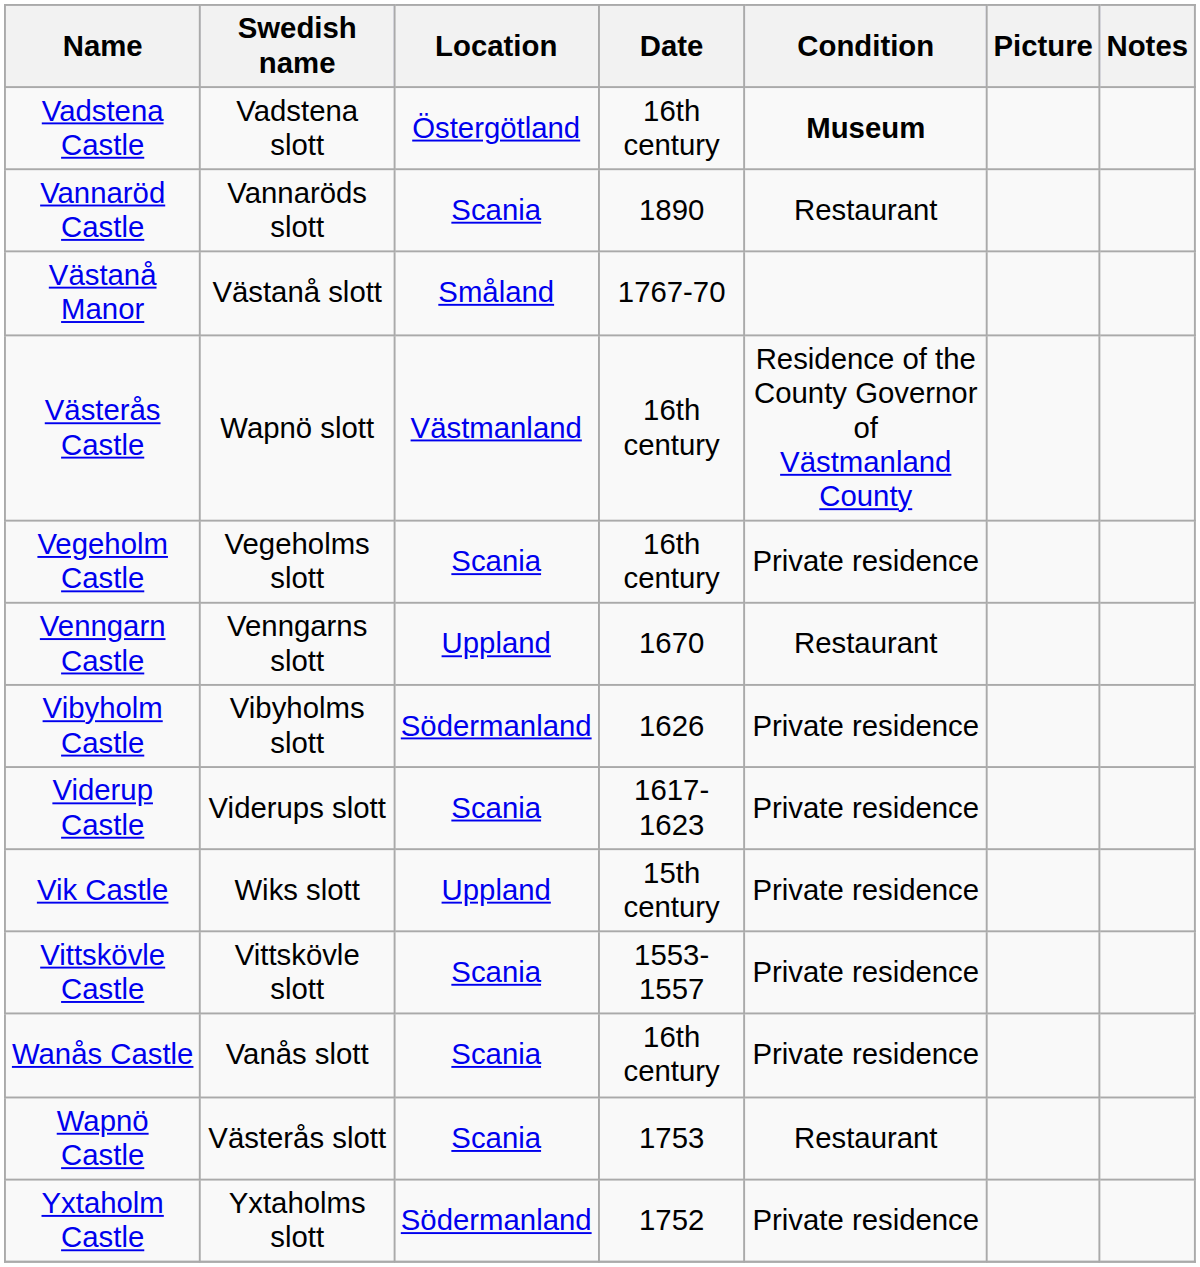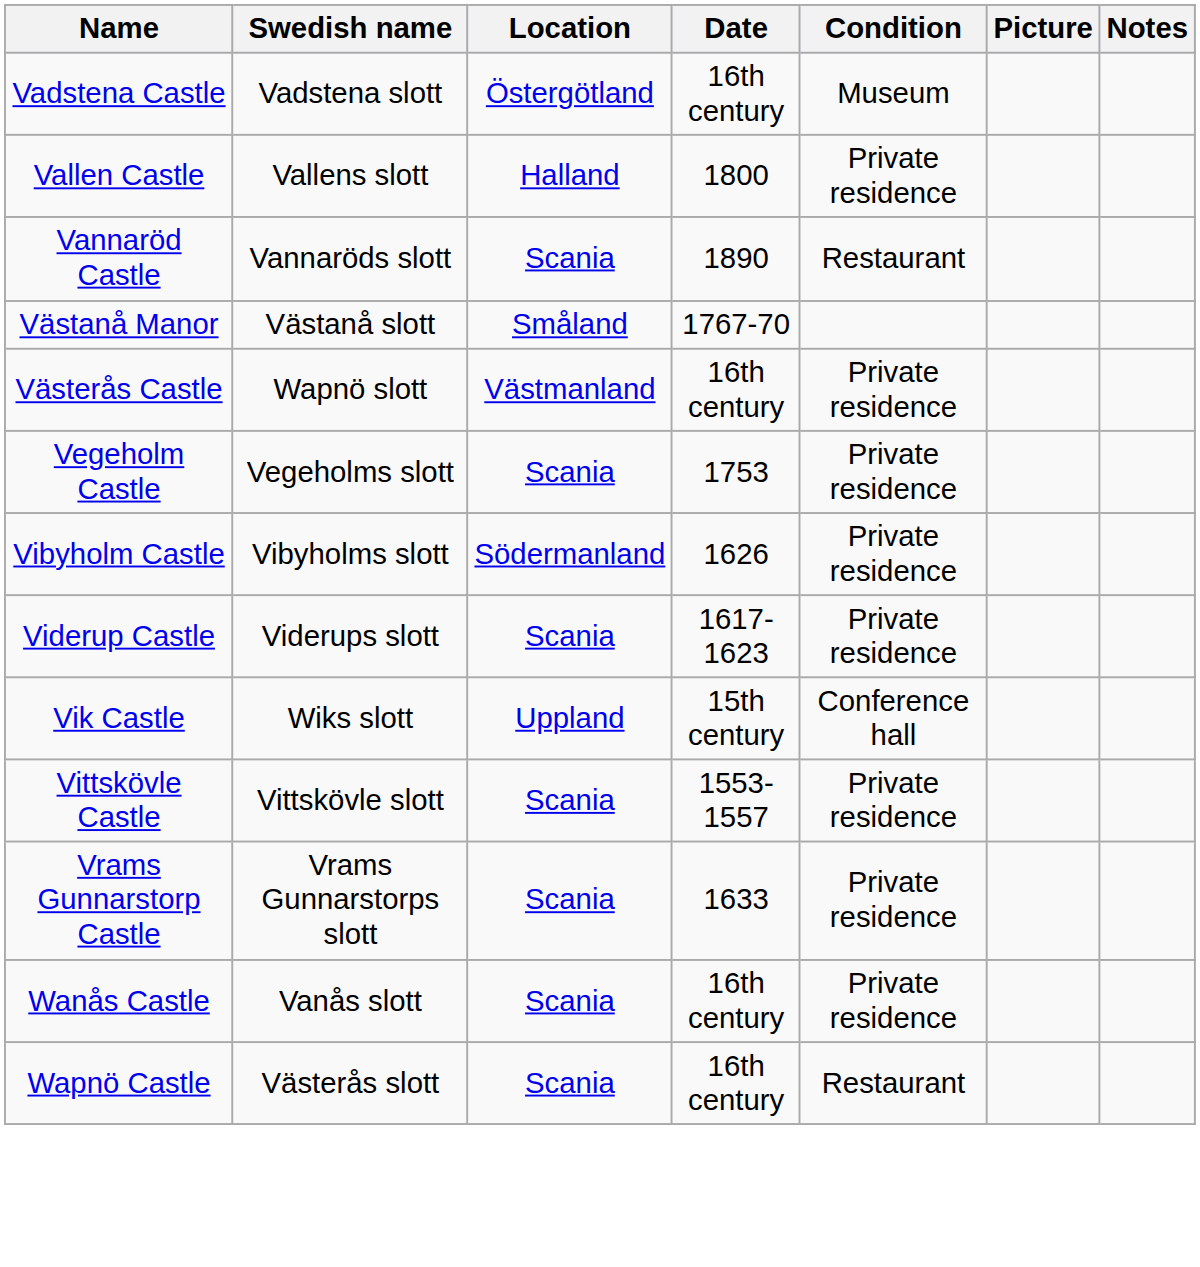(866, 128) bold -> (893, 94) normal
+ row: (119, 176)
(866, 427) Residence of the County Governor of Västmanland County -> (893, 389) Private residence
(672, 561) 16th century -> (736, 471) 1753
- row: (103, 643)
(866, 890) Private residence -> (893, 718) Conference hall
+ row: (119, 900)
(672, 1137) 1753 -> (736, 1082) 16th century
- row: (103, 1219)
